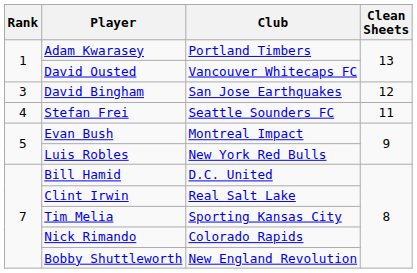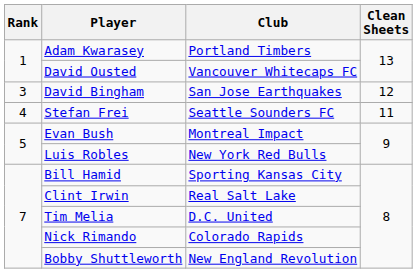(231, 175) D.C. United -> (265, 175) Sporting Kansas City
(265, 216) Sporting Kansas City -> (231, 216) D.C. United
